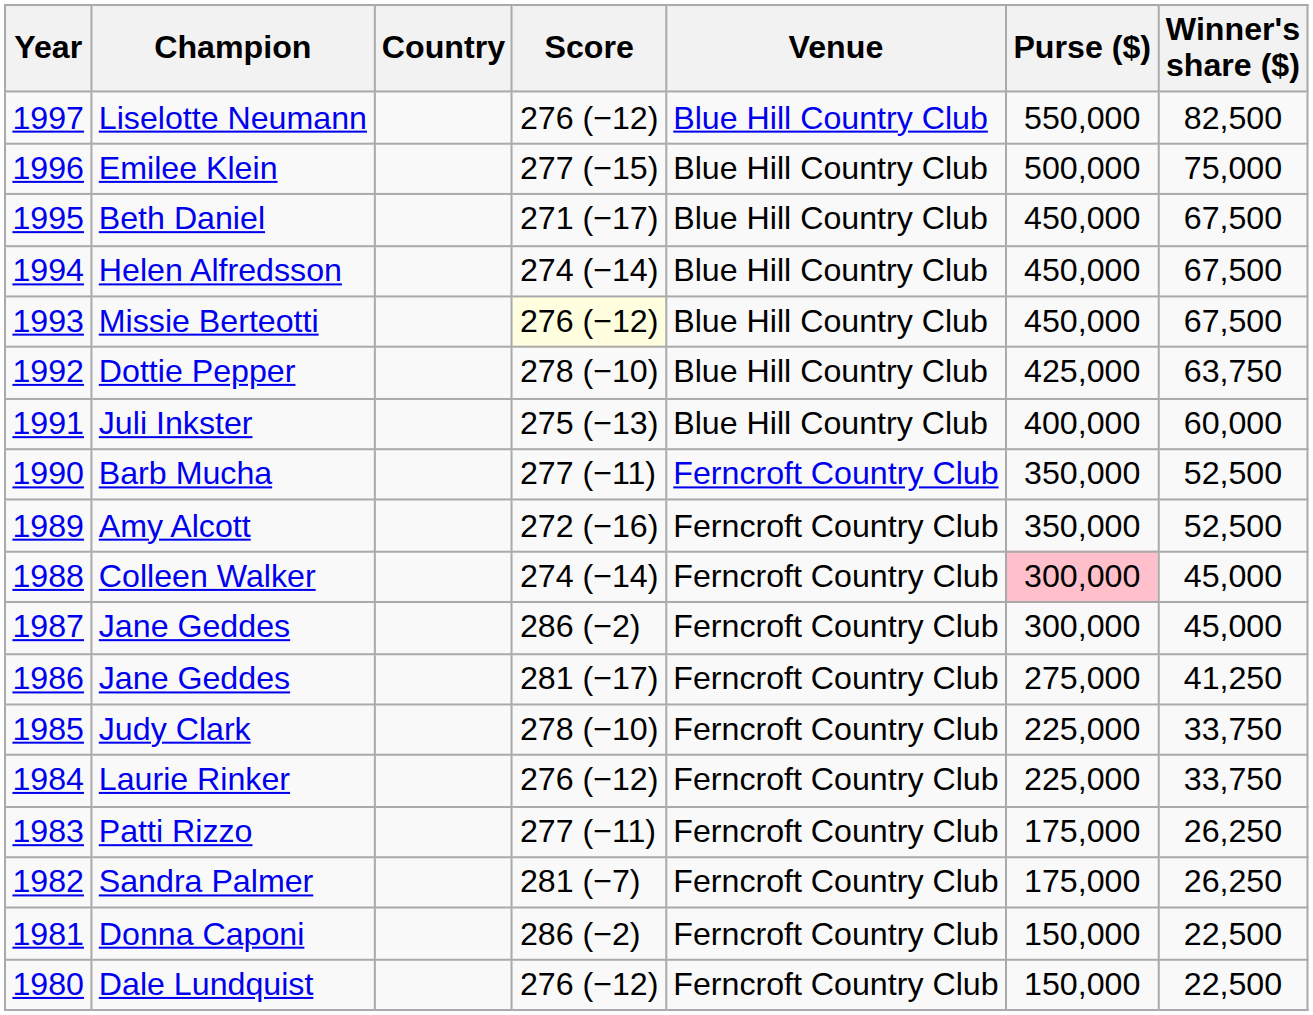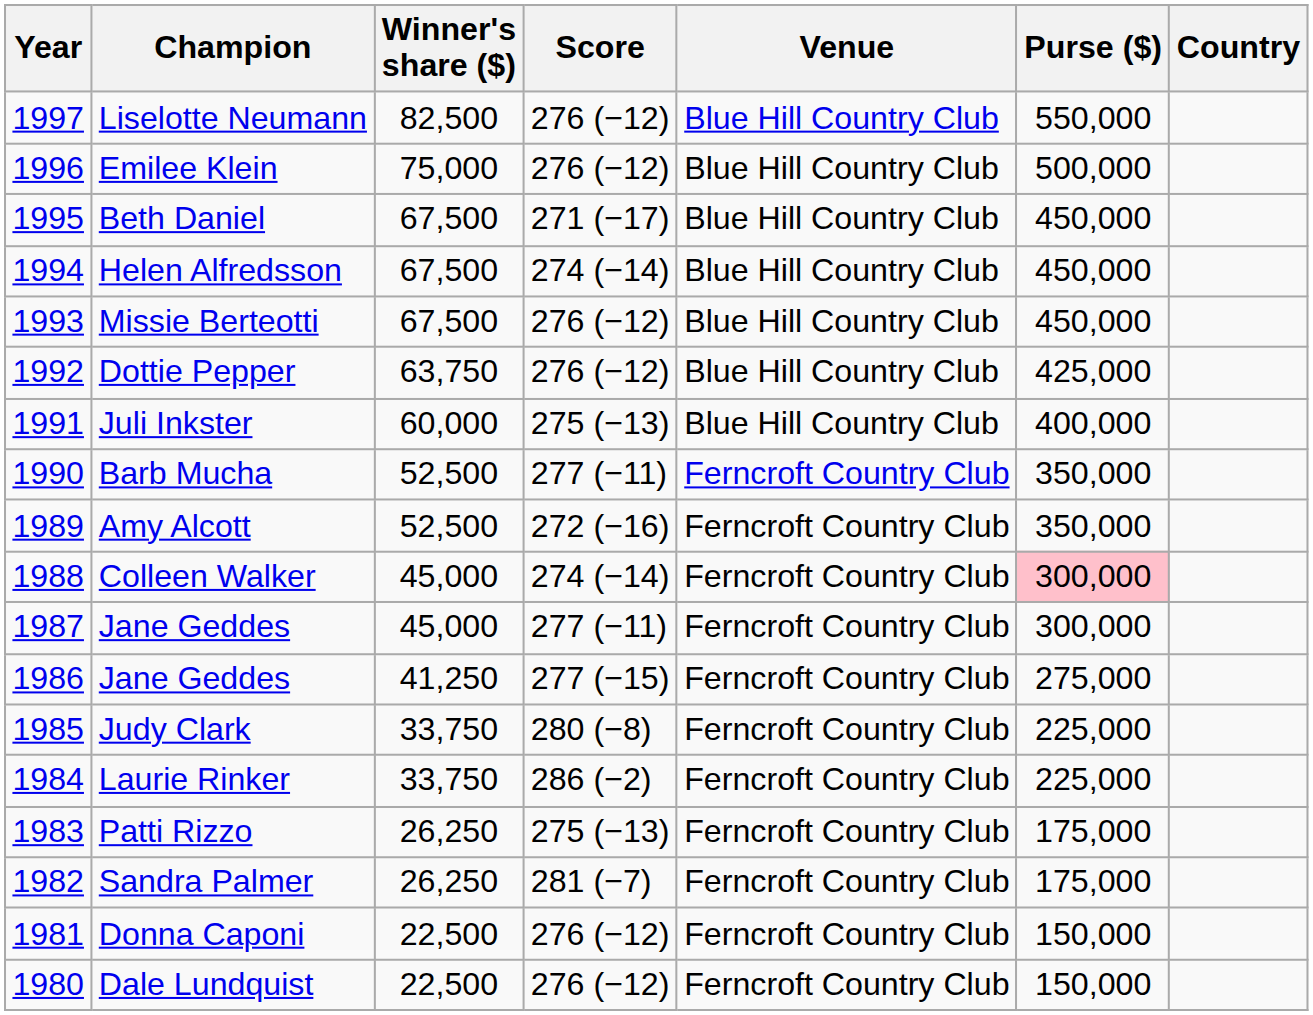columns swapped: (443, 48) <-> (1233, 48)
(589, 168) 277 (−15) -> (600, 168) 276 (−12)
(589, 321) lightyellow background -> (600, 321) no background
(589, 372) 278 (−10) -> (600, 372) 276 (−12)
(580, 627) 286 (−2) -> (599, 627) 277 (−11)
(589, 678) 281 (−17) -> (600, 678) 277 (−15)
(589, 729) 278 (−10) -> (591, 729) 280 (−8)
(589, 780) 276 (−12) -> (591, 780) 286 (−2)
(588, 831) 277 (−11) -> (600, 831) 275 (−13)
(580, 933) 286 (−2) -> (600, 933) 276 (−12)
